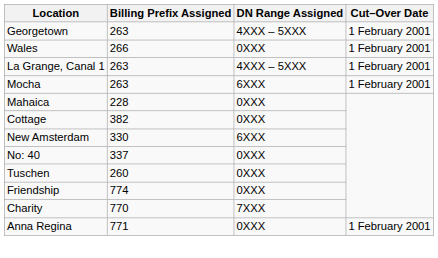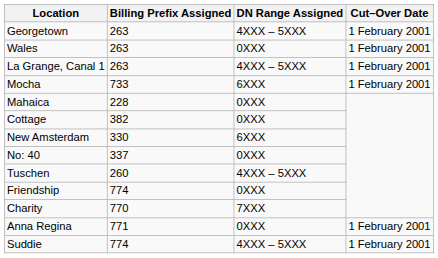(119, 48) 266 -> (119, 48) 263
(119, 84) 263 -> (119, 84) 733
(251, 173) 0XXX -> (271, 173) 4XXX – 5XXX
+ row: (24, 244)
